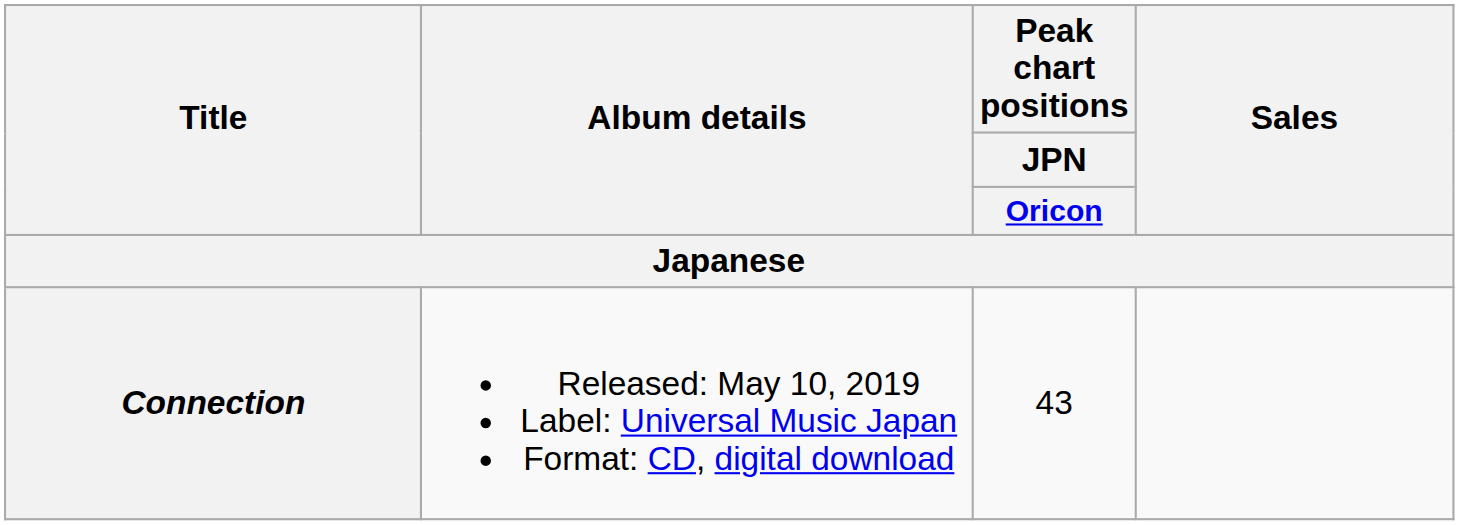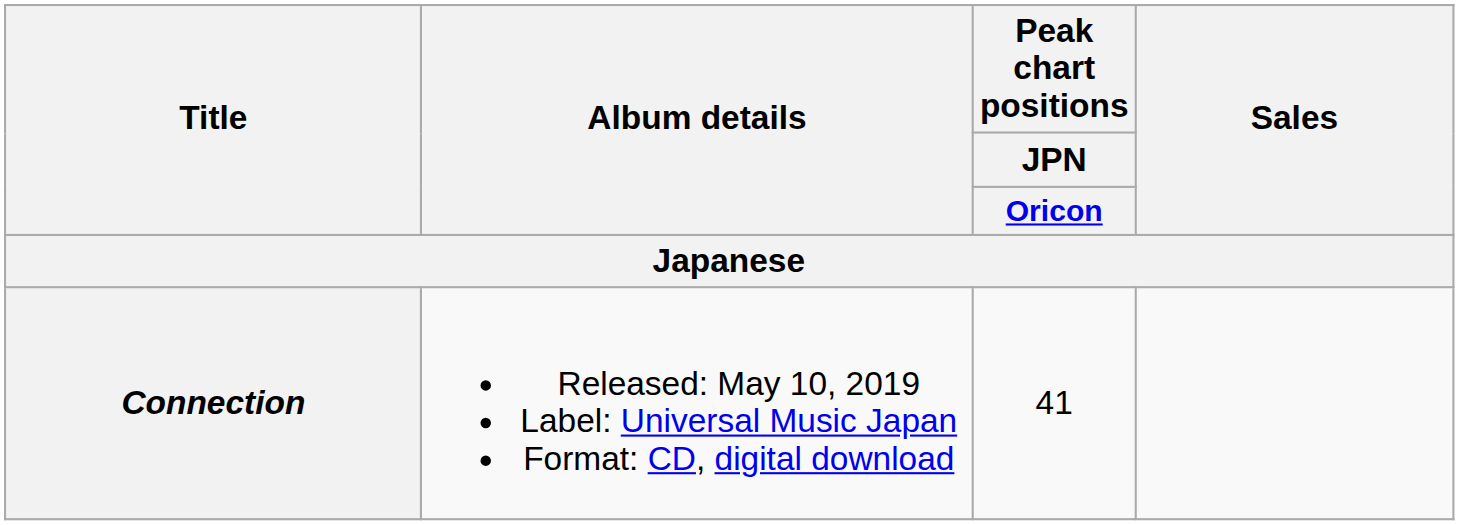(1054, 402) 43 -> (1054, 402) 41
